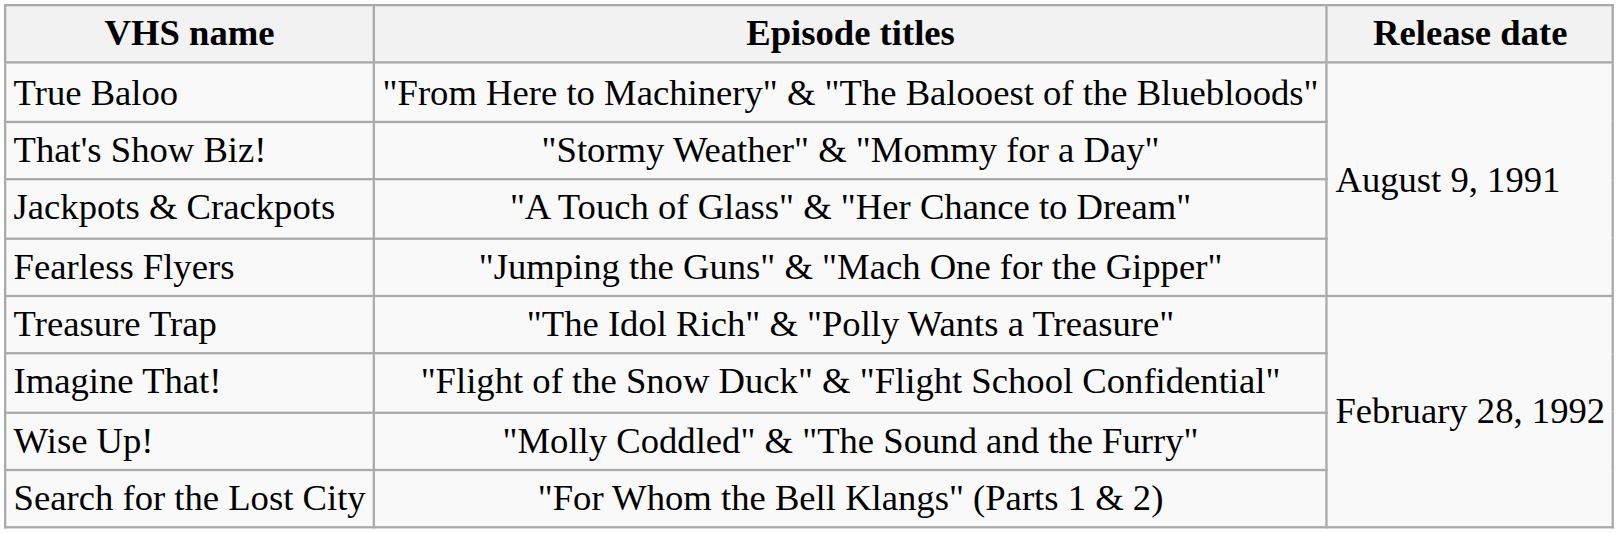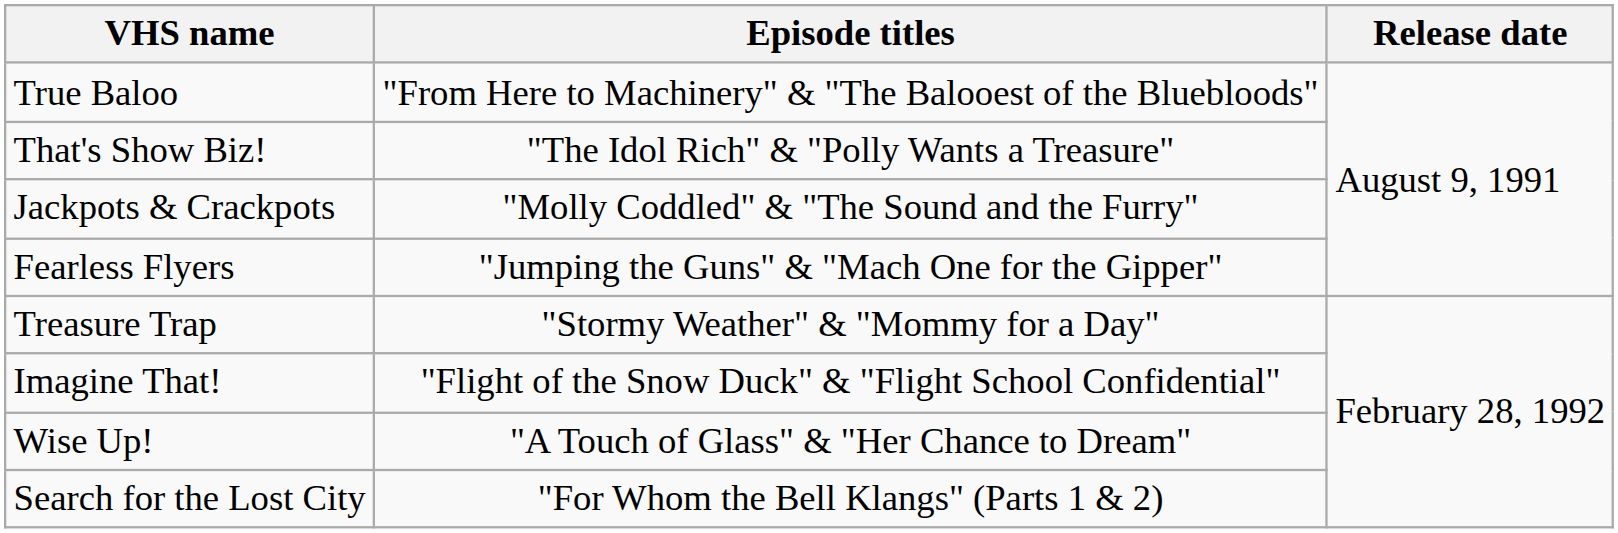(851, 149) "Stormy Weather" & "Mommy for a Day" -> (851, 149) "The Idol Rich" & "Polly Wants a Treasure"
(851, 207) "A Touch of Glass" & "Her Chance to Dream" -> (851, 207) "Molly Coddled" & "The Sound and the Furry"
(851, 324) "The Idol Rich" & "Polly Wants a Treasure" -> (851, 324) "Stormy Weather" & "Mommy for a Day"
(851, 440) "Molly Coddled" & "The Sound and the Furry" -> (851, 440) "A Touch of Glass" & "Her Chance to Dream"
